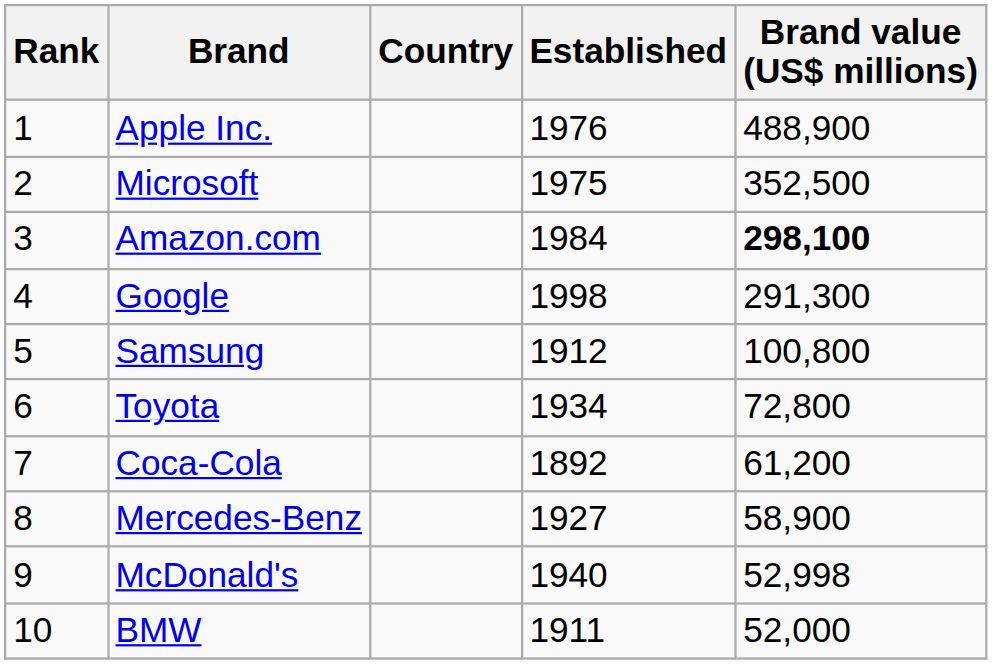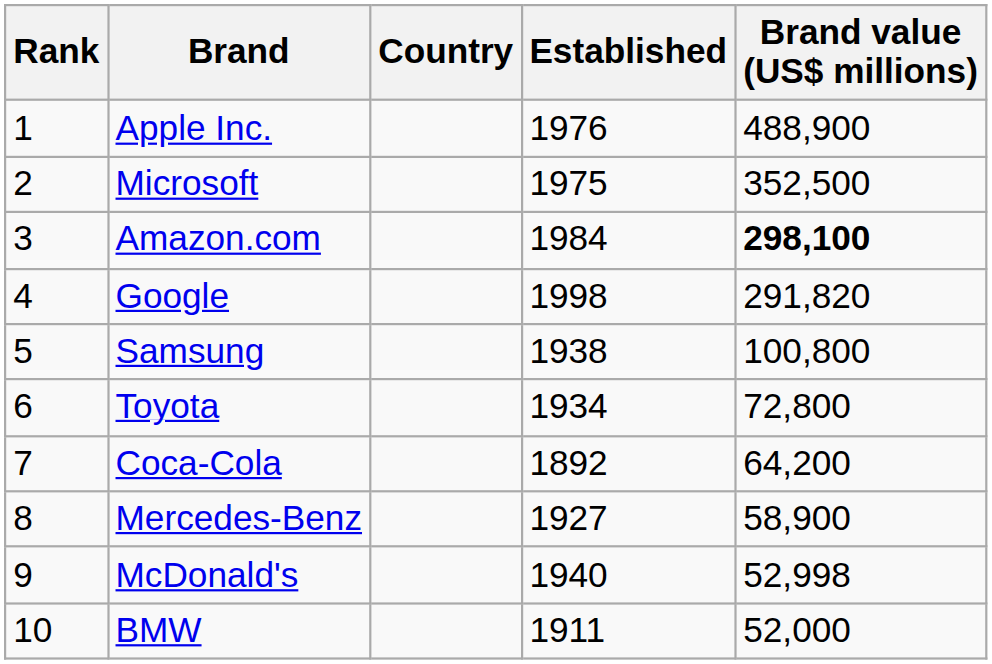(807, 295) 291,300 -> (807, 295) 291,820
(569, 351) 1912 -> (569, 351) 1938
(797, 462) 61,200 -> (797, 462) 64,200
